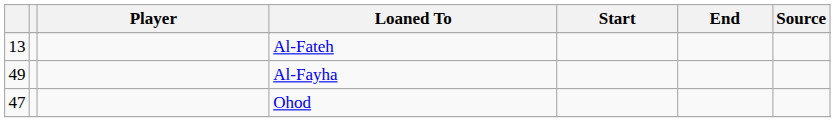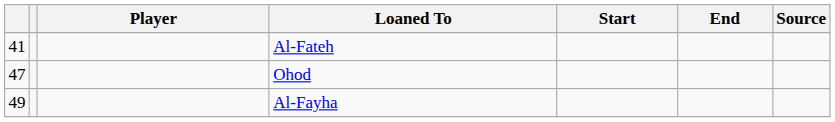(17, 46) 13 -> (17, 46) 41
rows swapped: (292, 102) <-> (305, 74)
